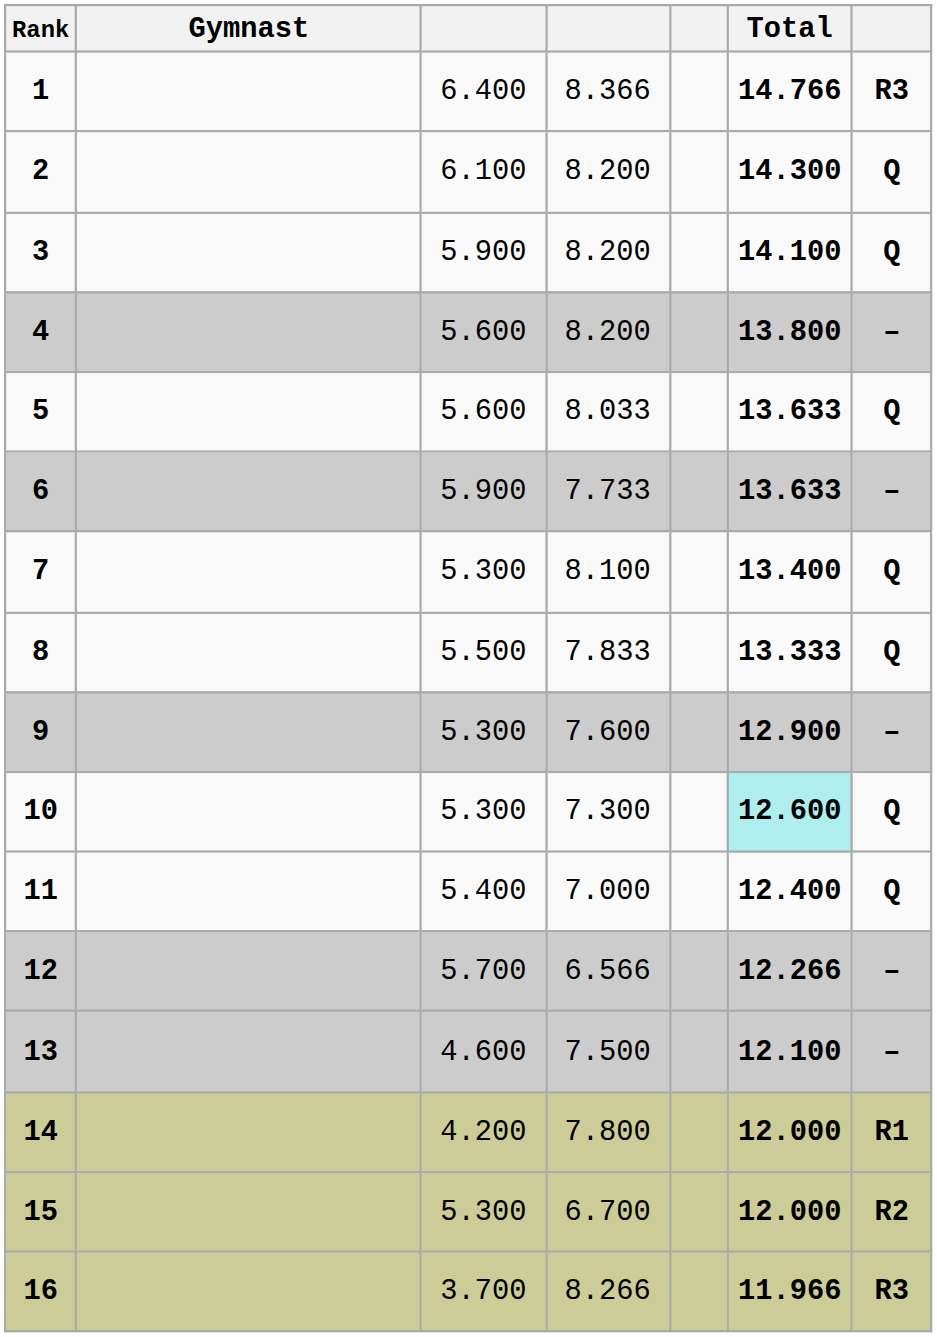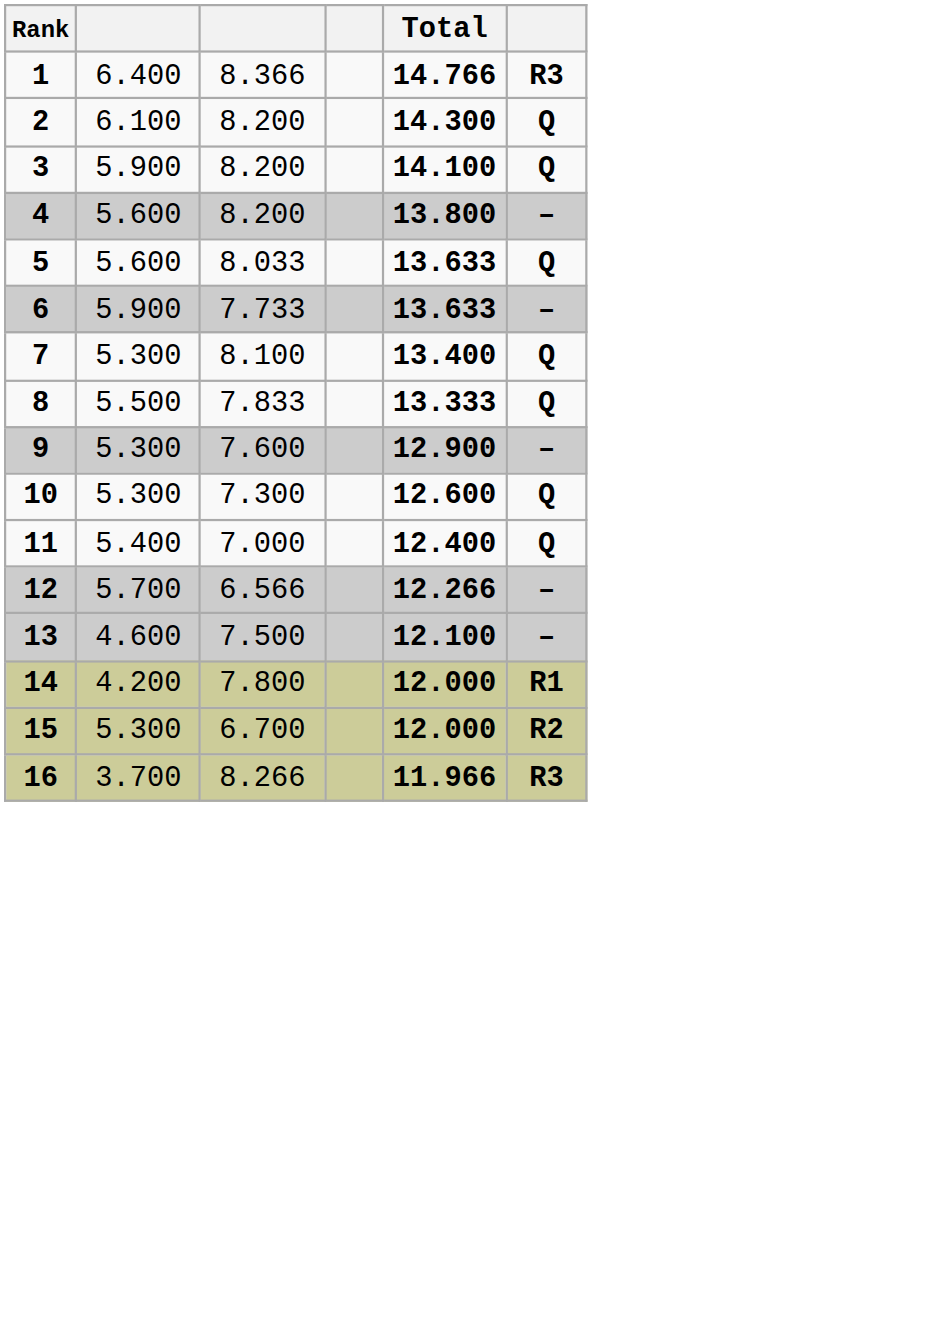- column: (249, 29)
(790, 812) paleturquoise background -> (445, 497) no background
